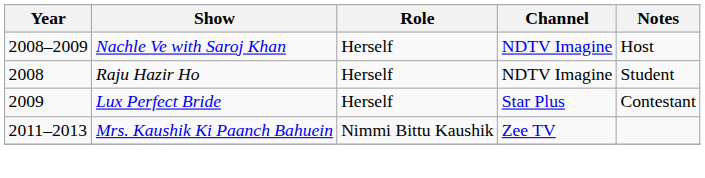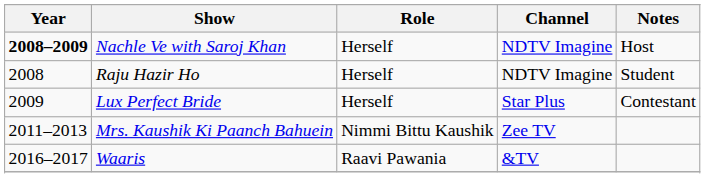(48, 46) normal -> (48, 46) bold
+ row: (121, 158)
